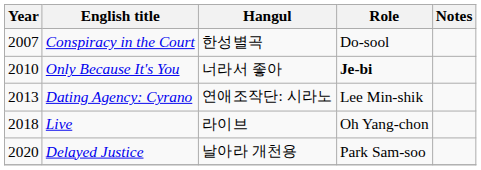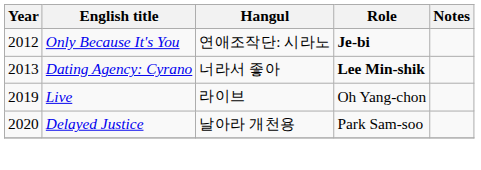- row: (120, 42)
(23, 69) 2010 -> (23, 42) 2012
(242, 69) 너라서 좋아 -> (265, 42) 연애조작단: 시라노
(267, 96) 연애조작단: 시라노 -> (240, 69) 너라서 좋아
(381, 96) normal -> (381, 69) bold
(23, 124) 2018 -> (23, 96) 2019
